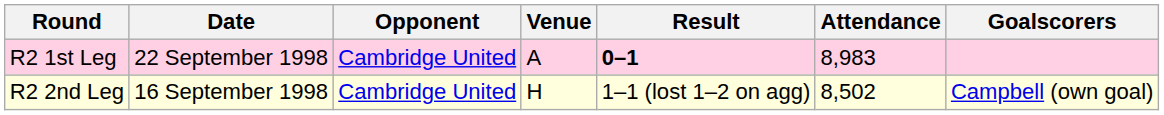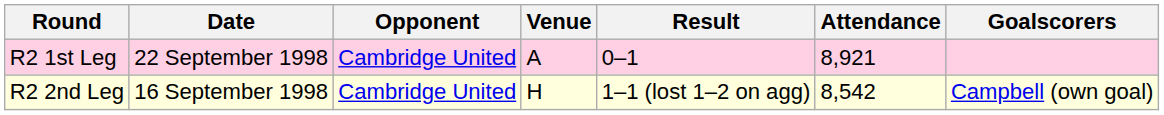(620, 57) bold -> (620, 57) normal
(848, 57) 8,983 -> (848, 57) 8,921
(848, 92) 8,502 -> (848, 92) 8,542
